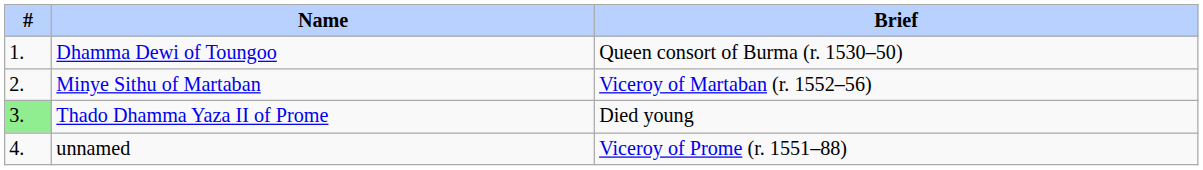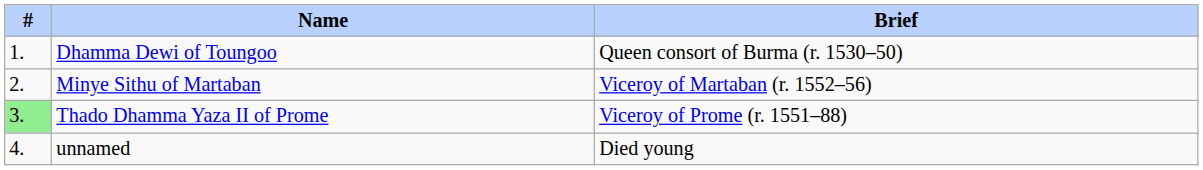(646, 116) Died young -> (723, 116) Viceroy of Prome (r. 1551–88)
(723, 148) Viceroy of Prome (r. 1551–88) -> (646, 148) Died young
